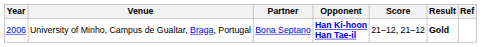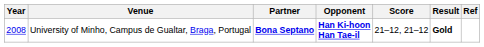(16, 30) 2006 -> (16, 30) 2008
(283, 30) normal -> (285, 30) bold
